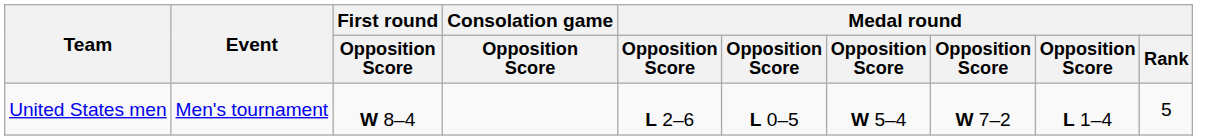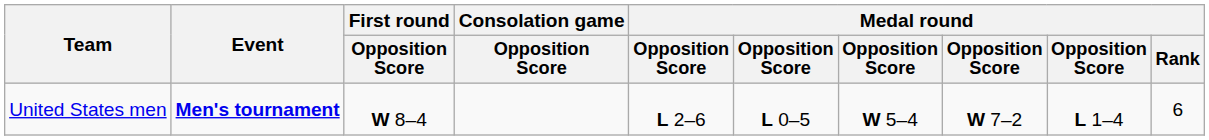(252, 110) normal -> (258, 110) bold
(1166, 110) 5 -> (1178, 110) 6
